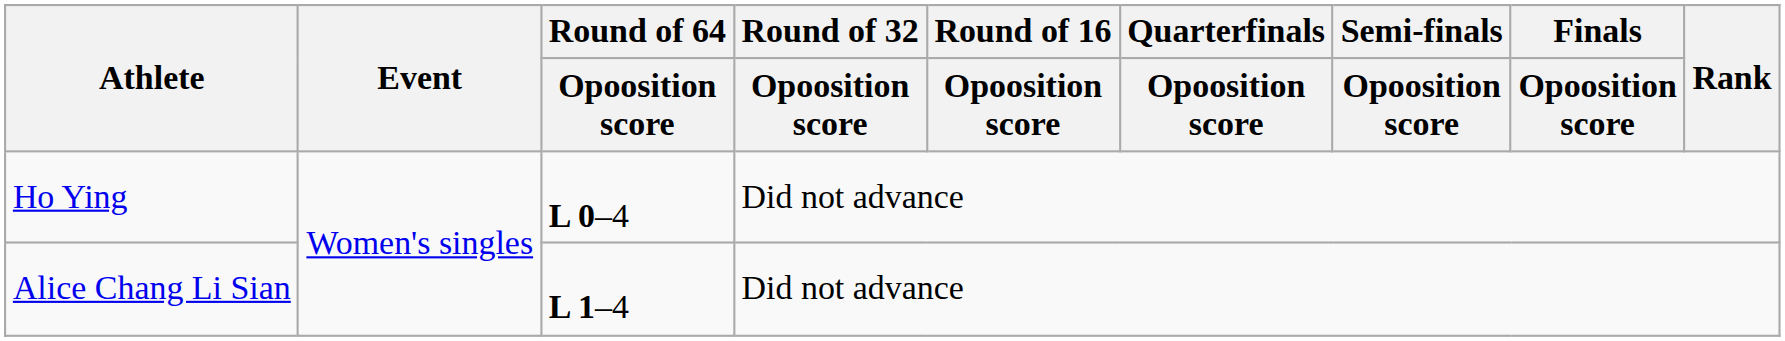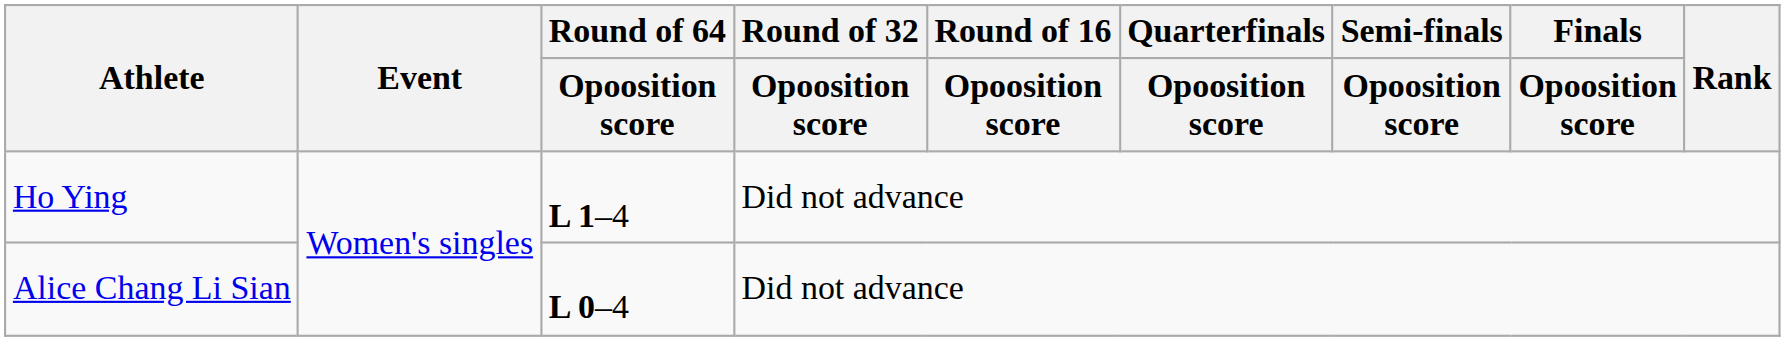(589, 215) L 0–4 -> (589, 215) L 1–4
(589, 307) L 1–4 -> (589, 307) L 0–4
